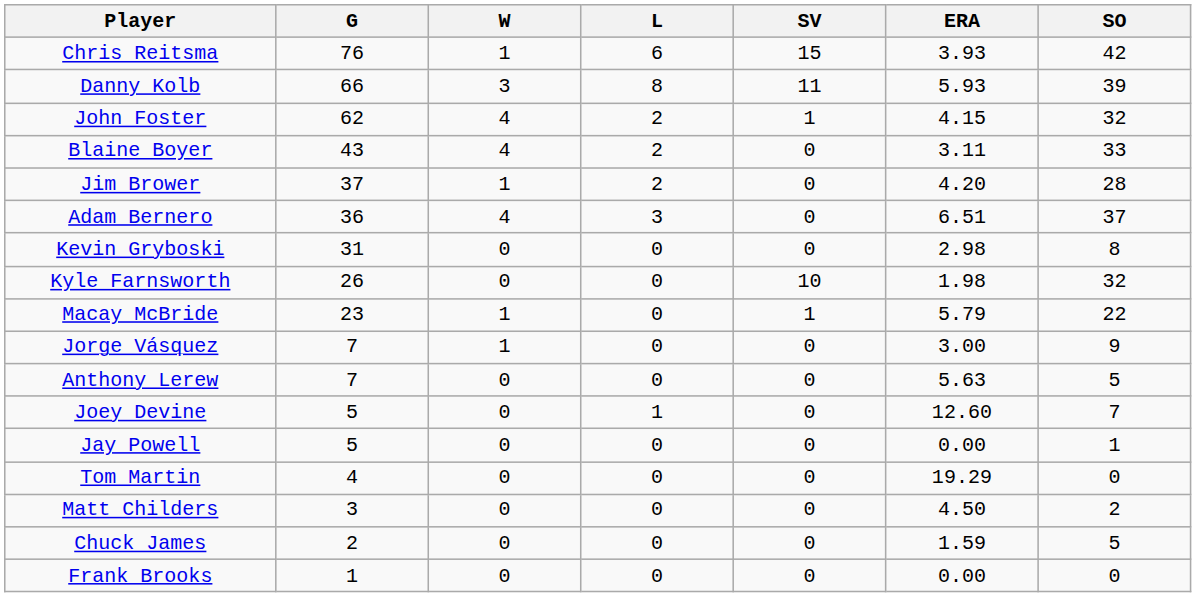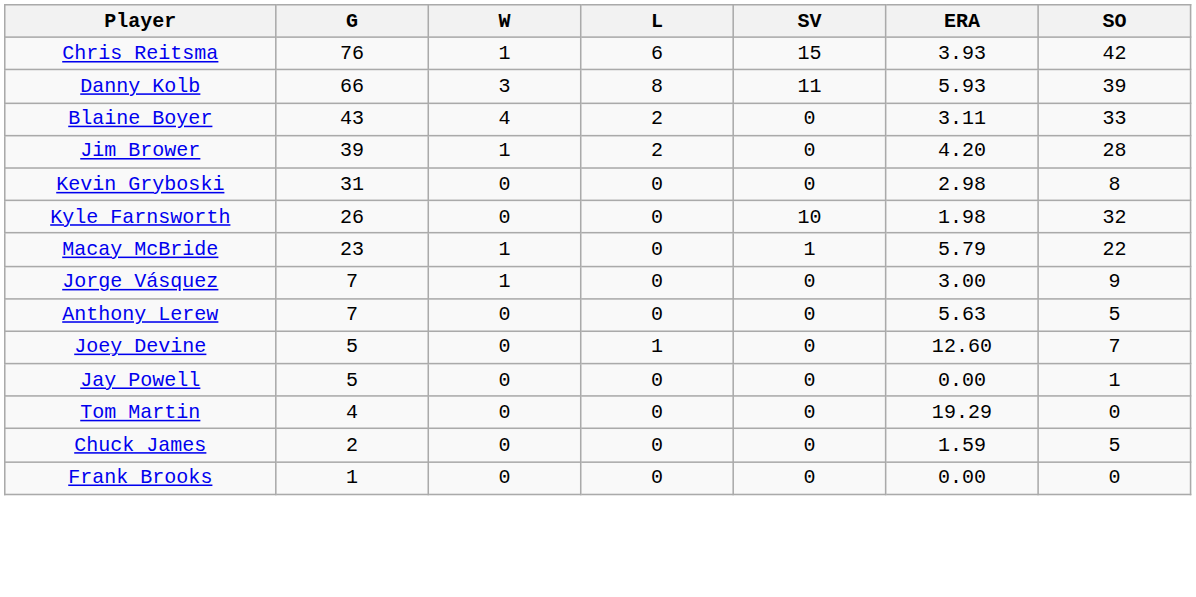- row: (140, 119)
(352, 184) 37 -> (352, 152) 39
- row: (140, 217)
- row: (140, 511)
